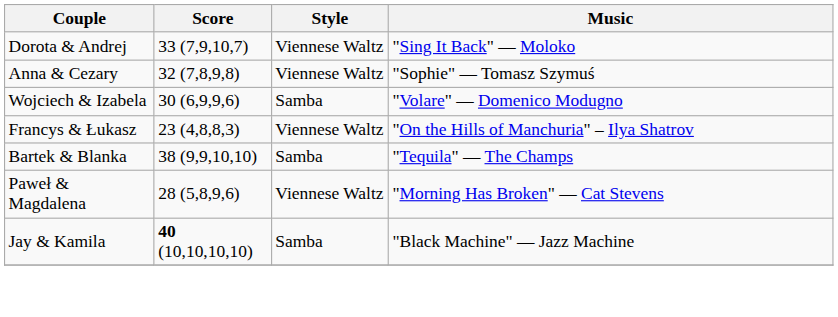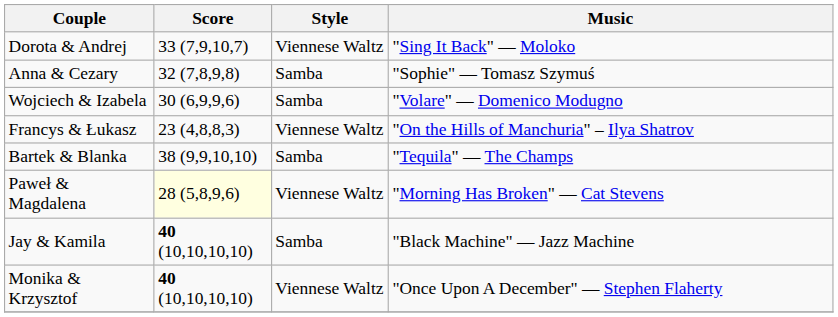(329, 73) Viennese Waltz -> (299, 73) Samba
(199, 194) no background -> (199, 194) lightyellow background
+ row: (45, 288)
